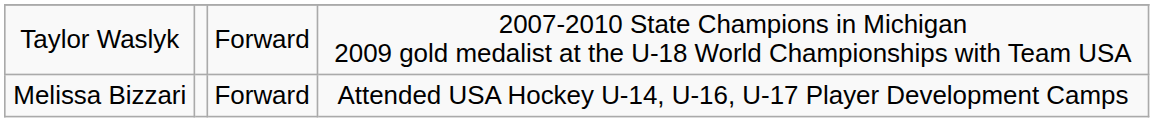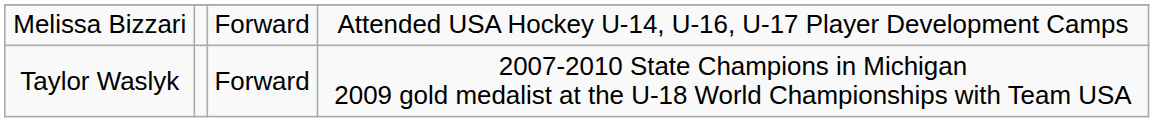rows swapped: (100, 95) <-> (100, 39)
